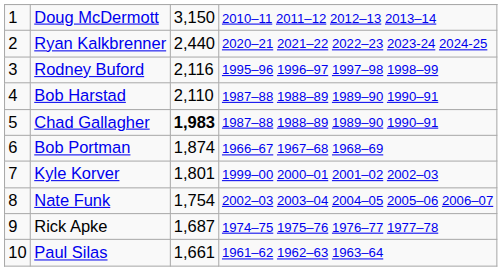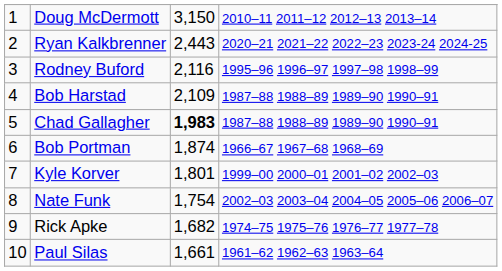(194, 43) 2,440 -> (194, 43) 2,443
(194, 95) 2,110 -> (194, 95) 2,109
(194, 226) 1,687 -> (194, 226) 1,682
